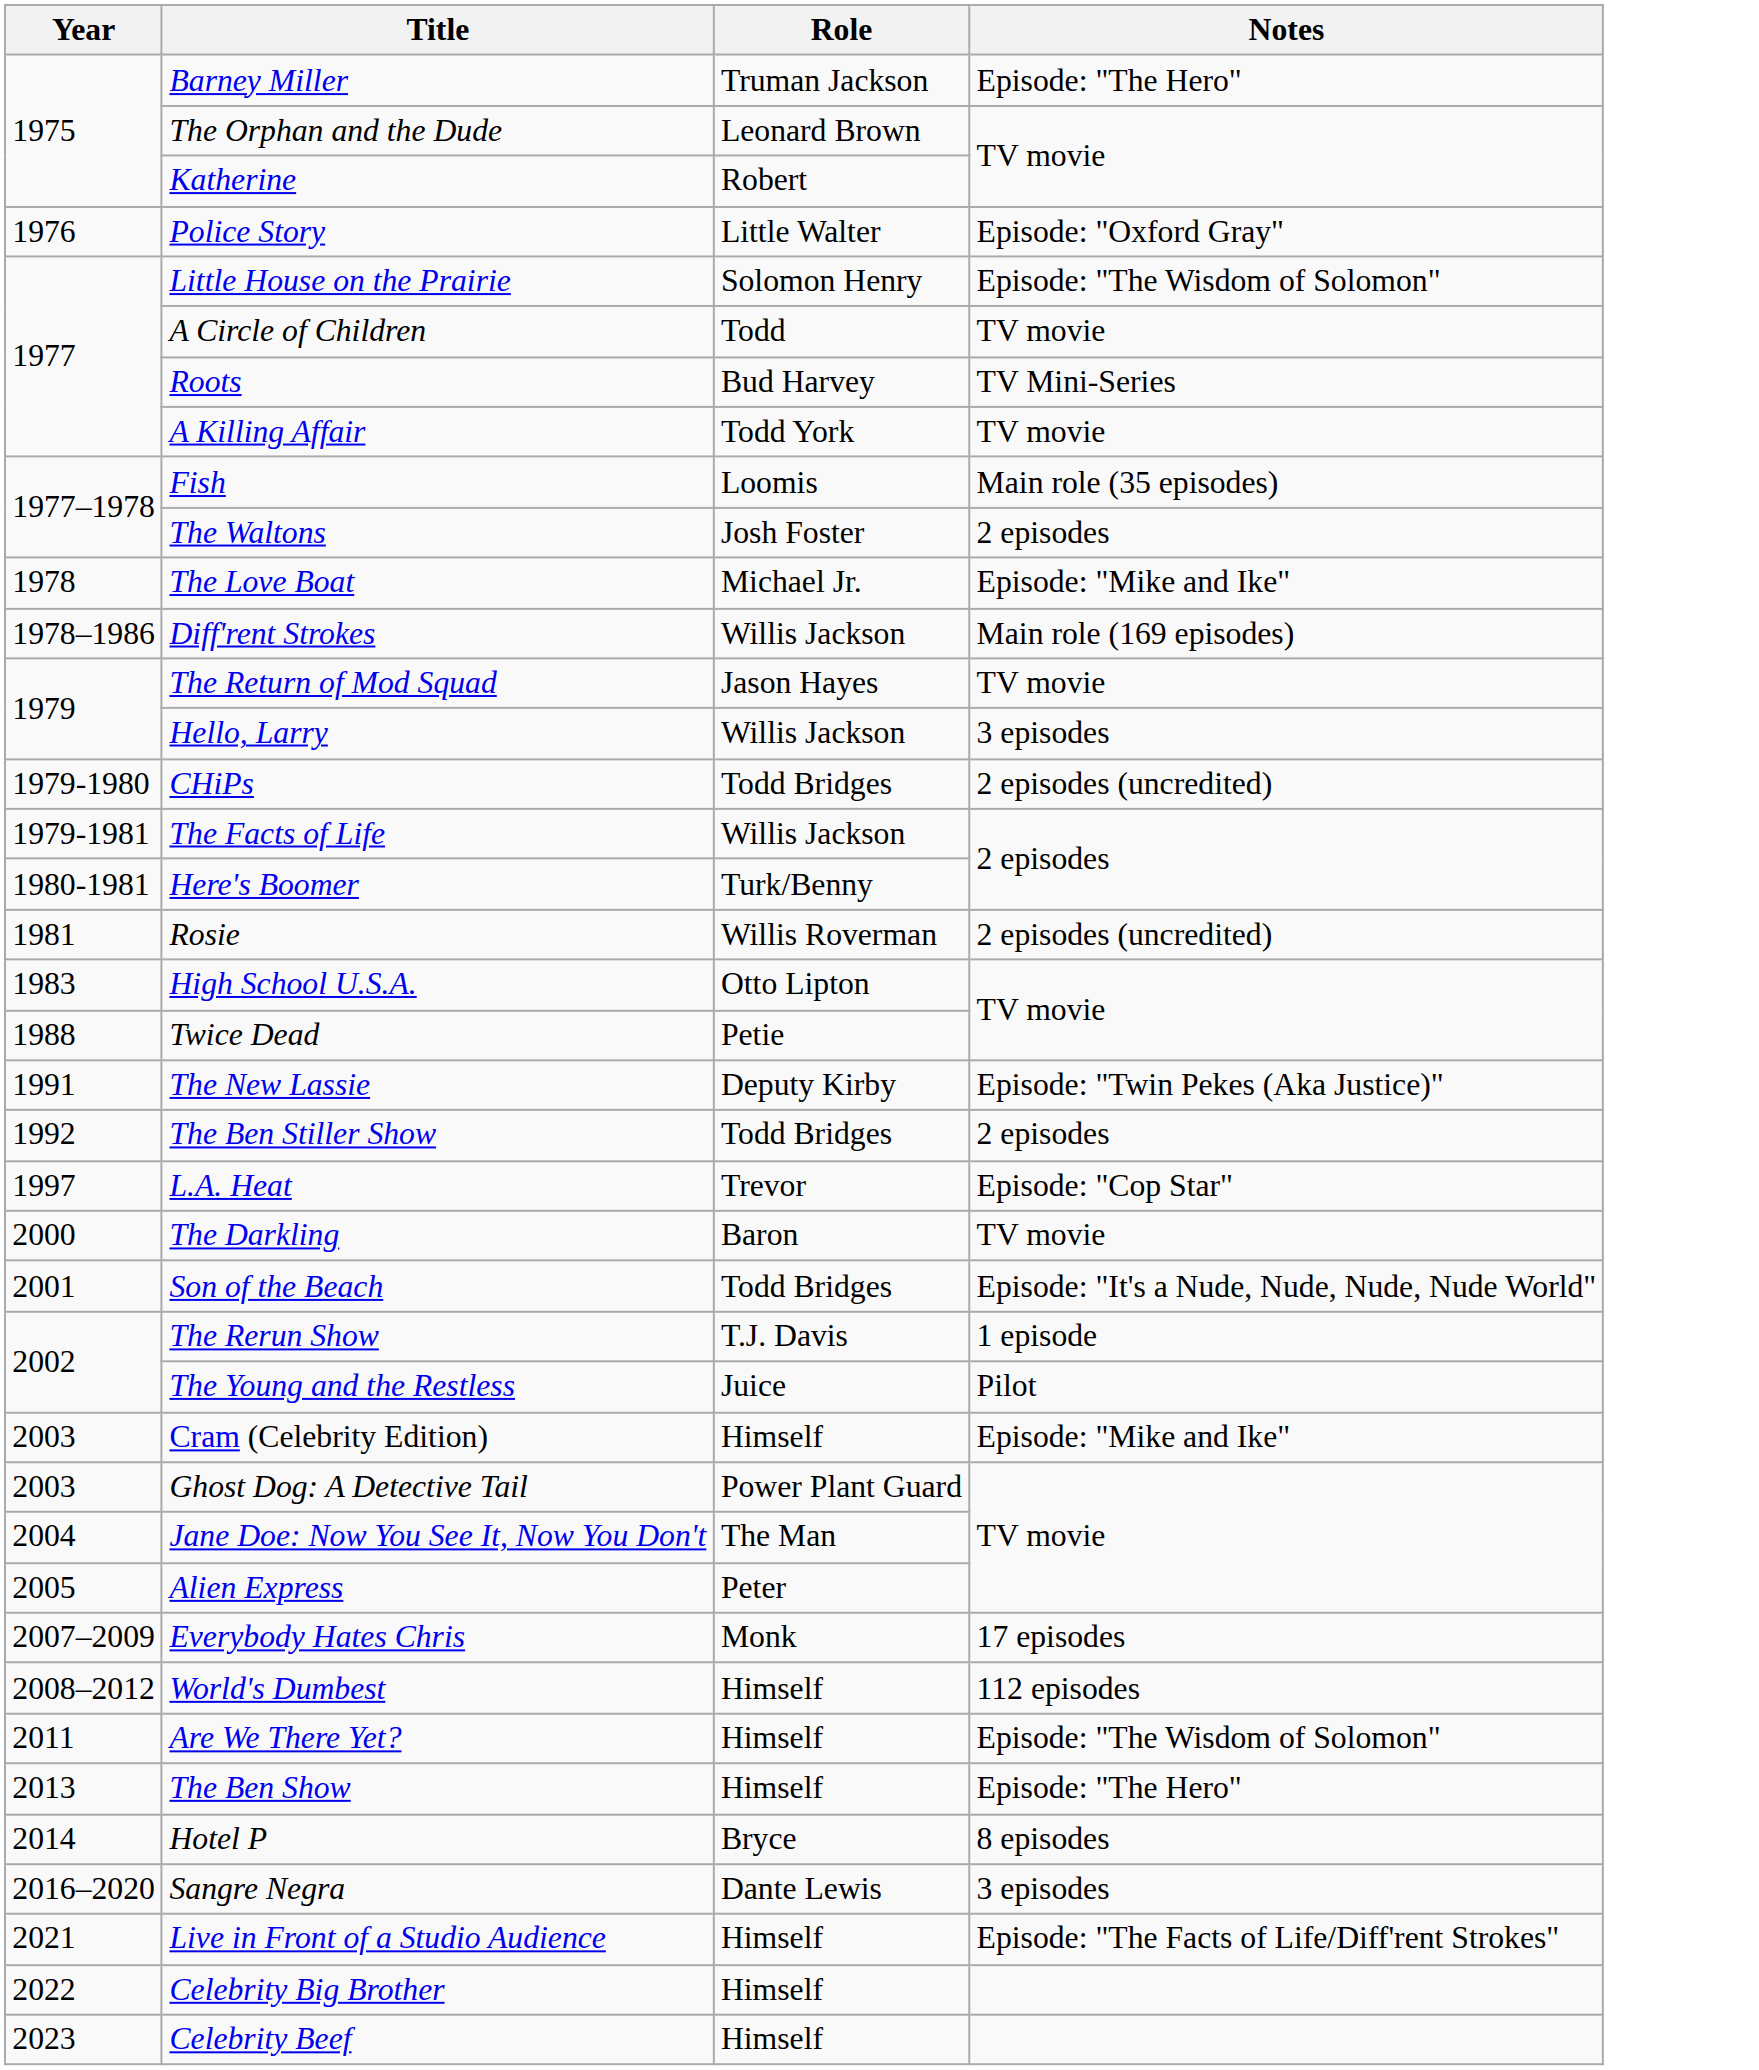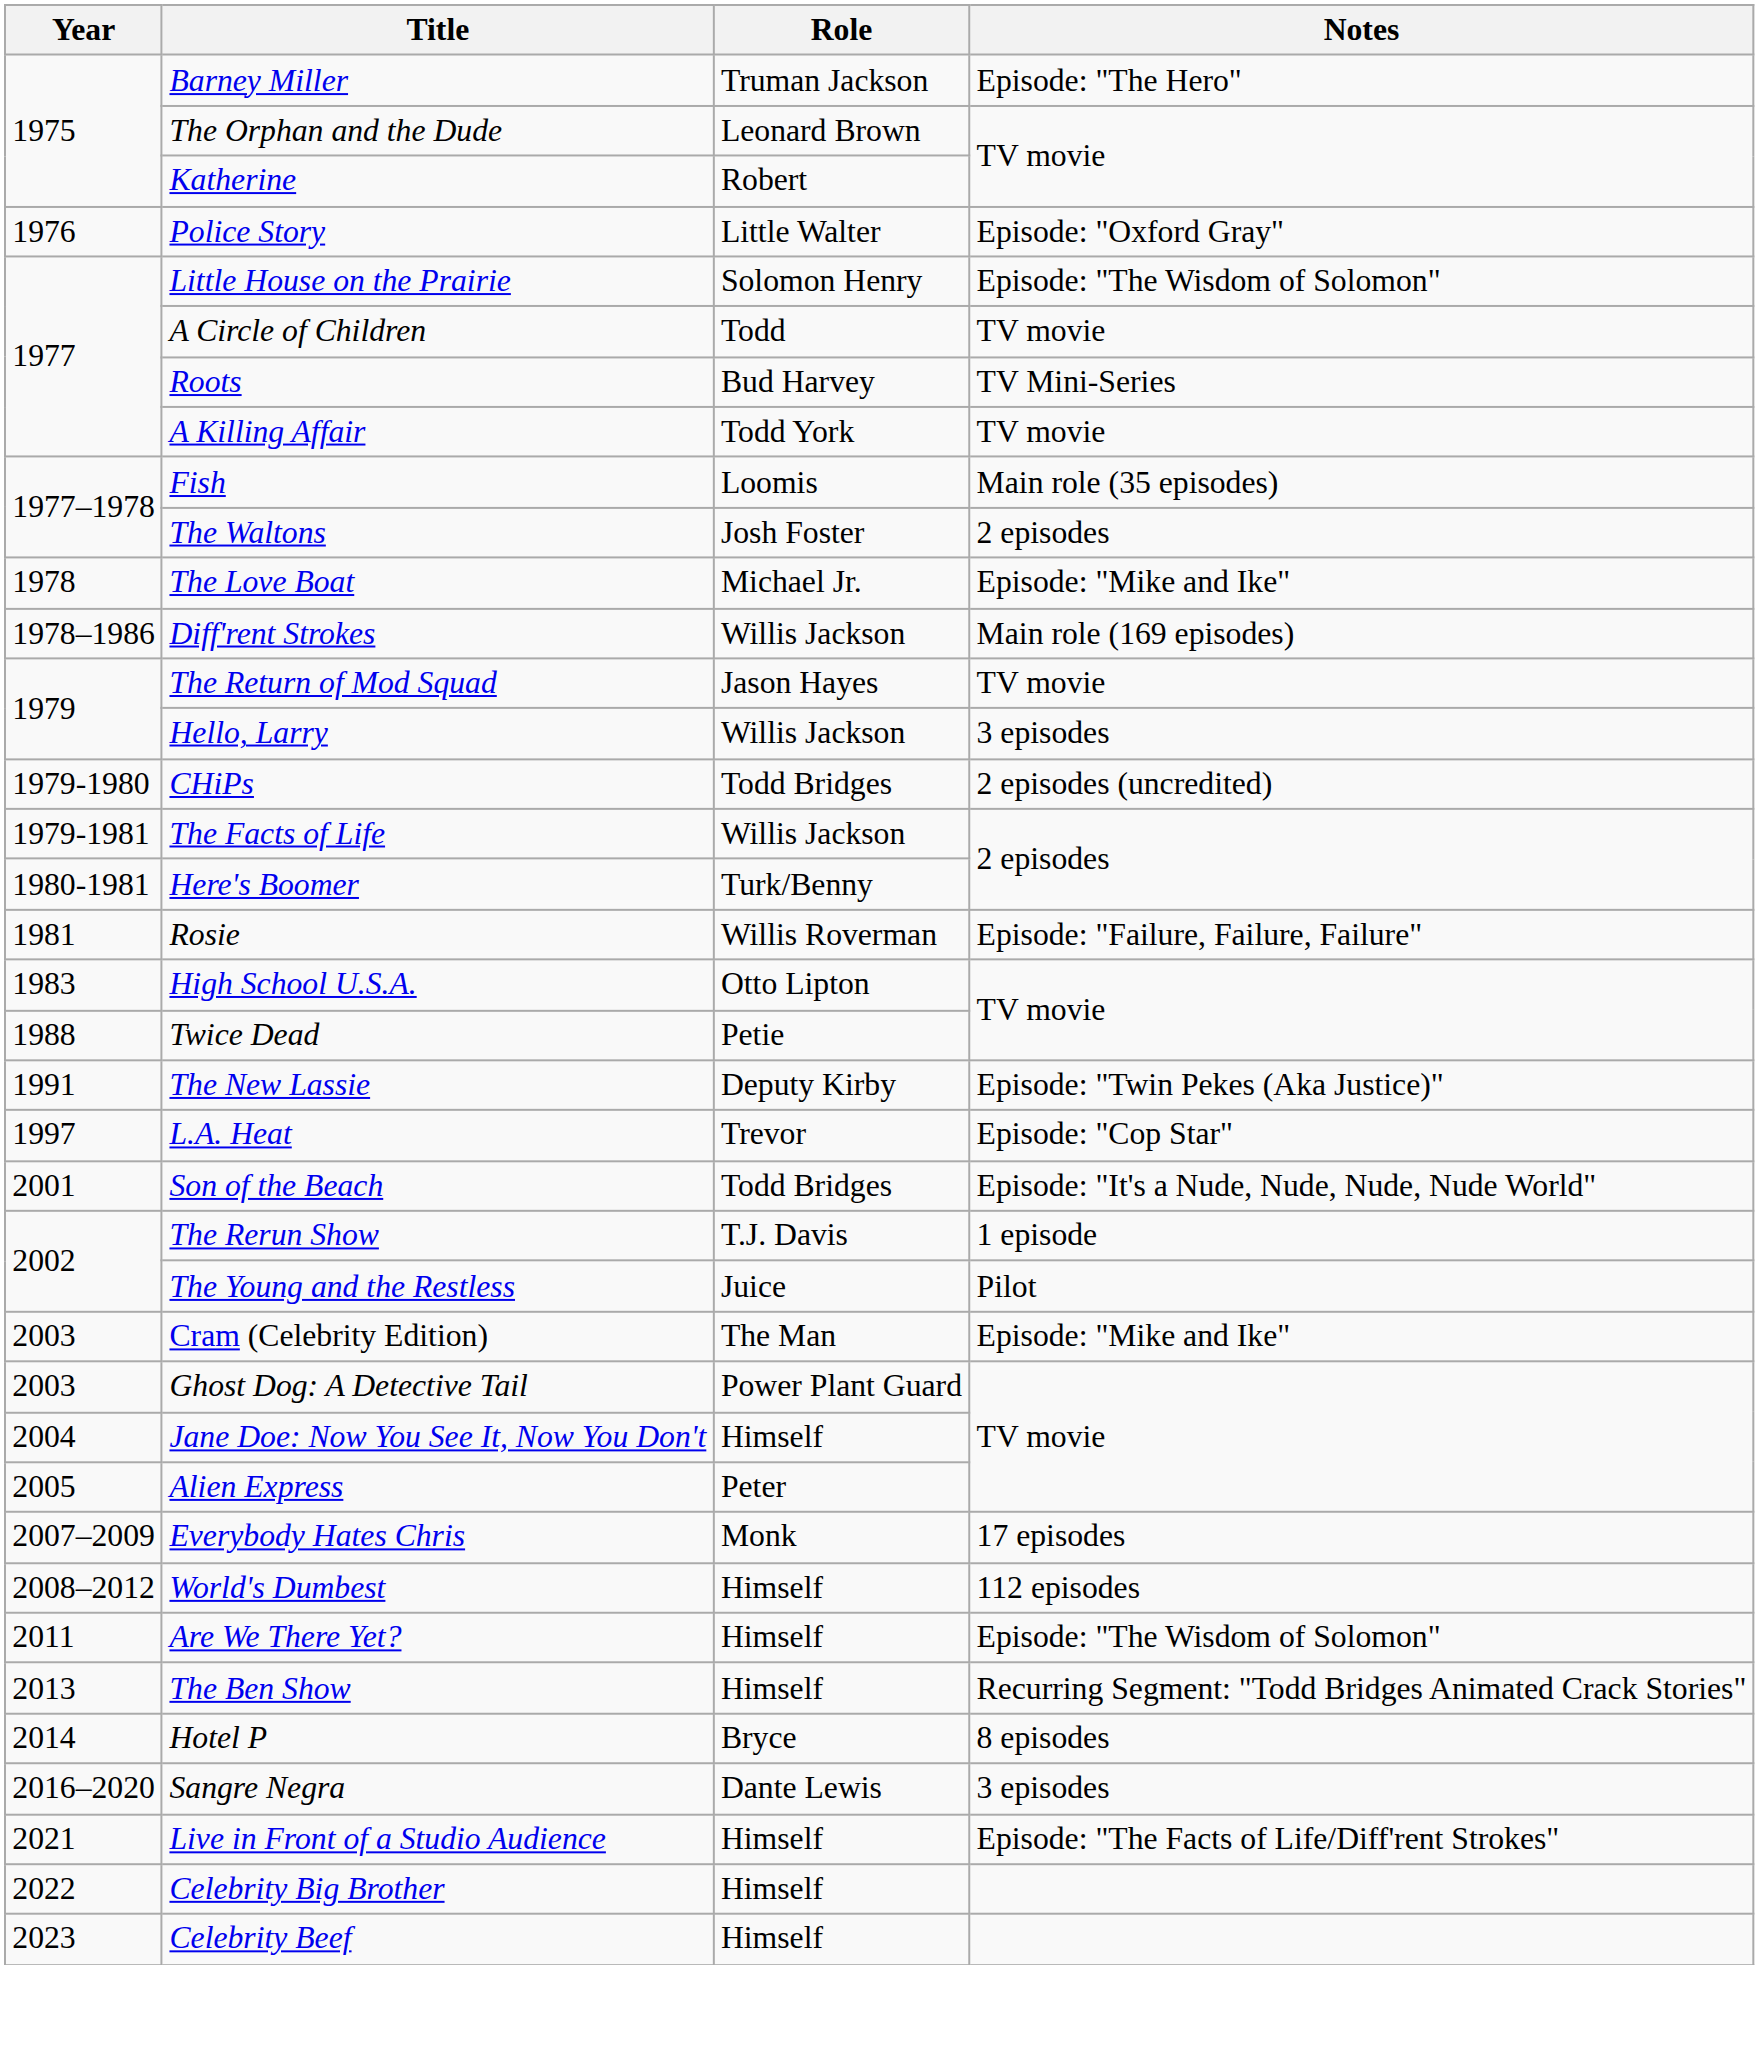(1124, 933) 2 episodes (uncredited) -> (1199, 933) Episode: "Failure, Failure, Failure"
- row: (303, 1134)
- row: (254, 1235)
(772, 1436) Himself -> (779, 1335) The Man
(779, 1536) The Man -> (772, 1436) Himself
(1109, 1788) Episode: "The Hero" -> (1361, 1687) Recurring Segment: "Todd Bridges Animated Crack Stories"
